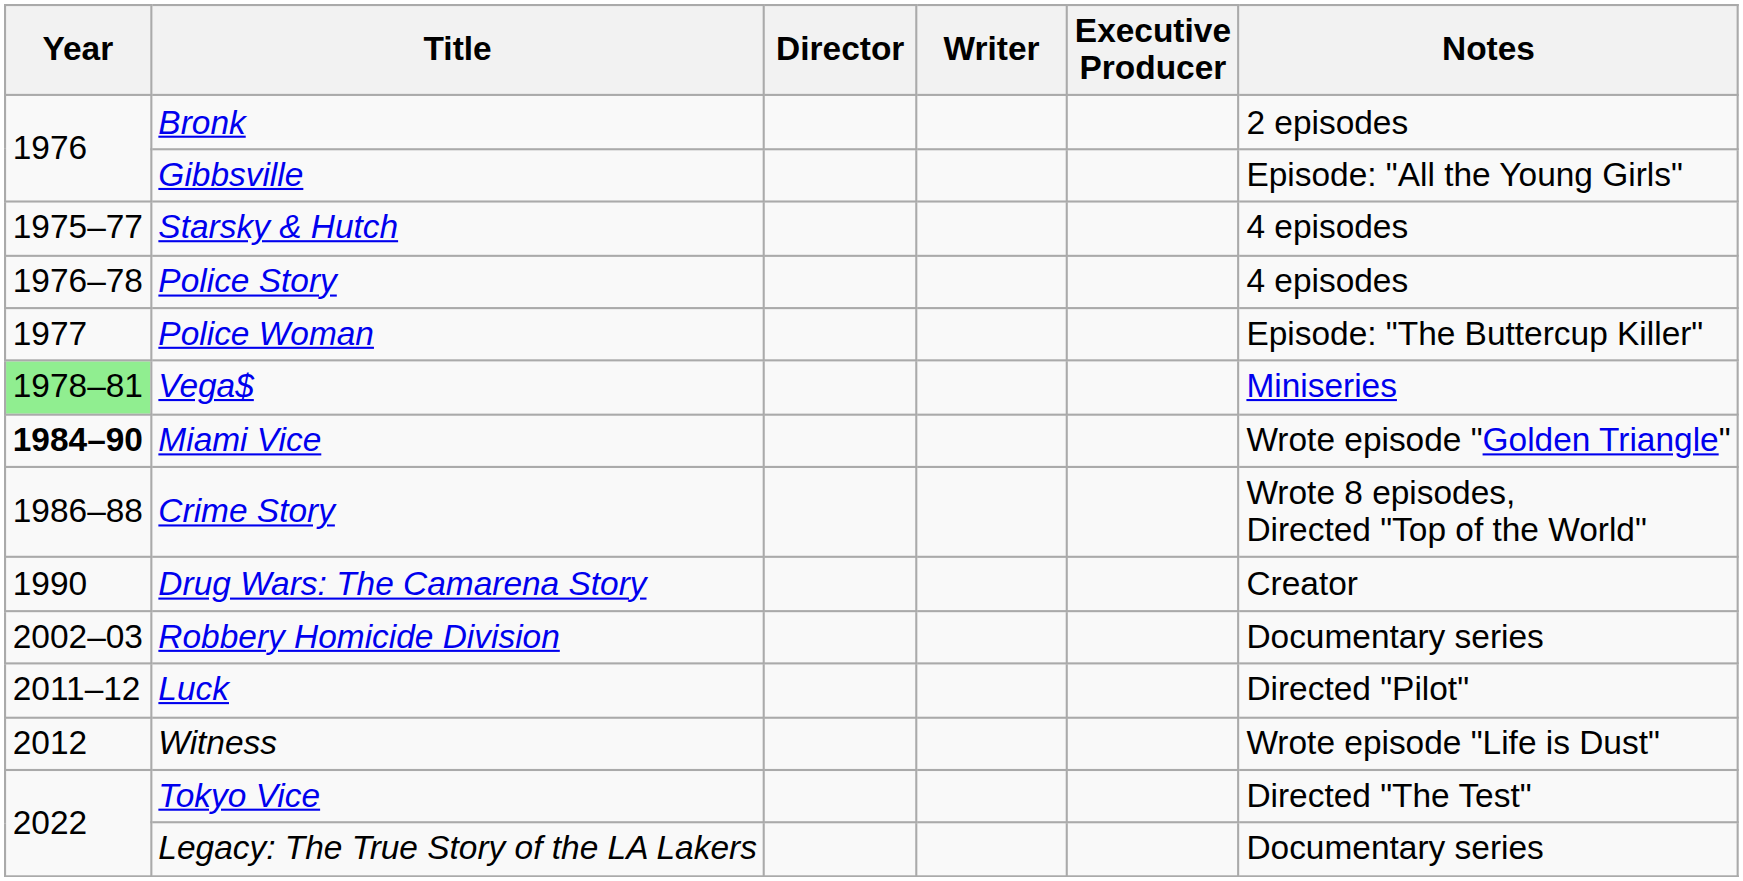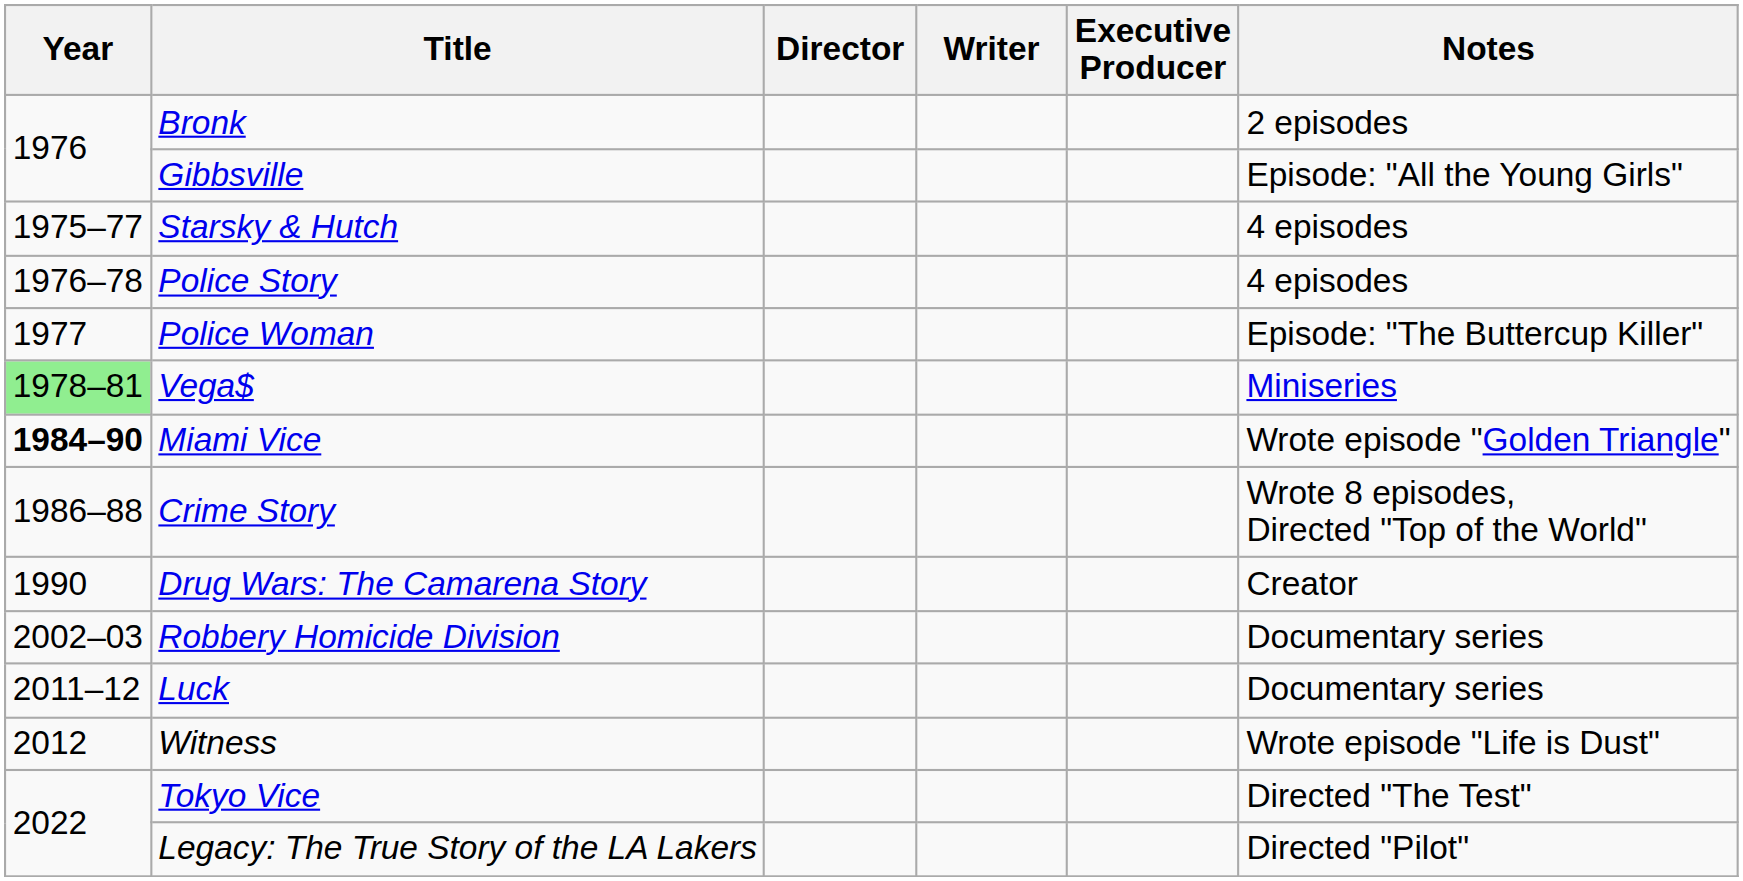(1358, 689) Directed "Pilot" -> (1395, 689) Documentary series
(1395, 848) Documentary series -> (1358, 848) Directed "Pilot"
